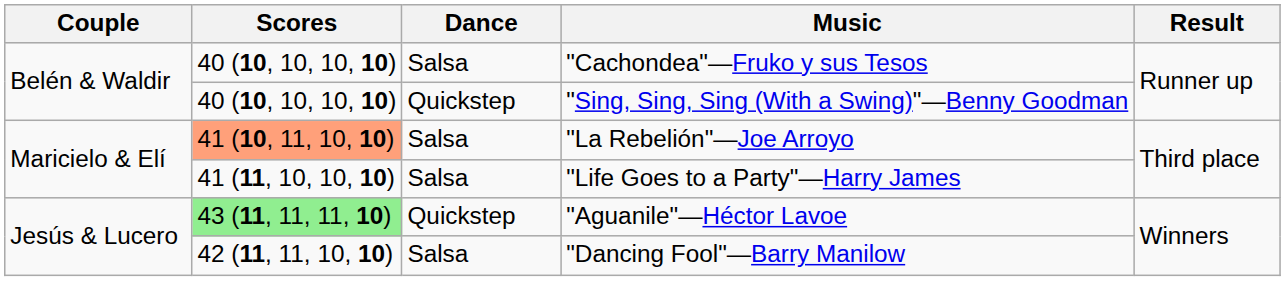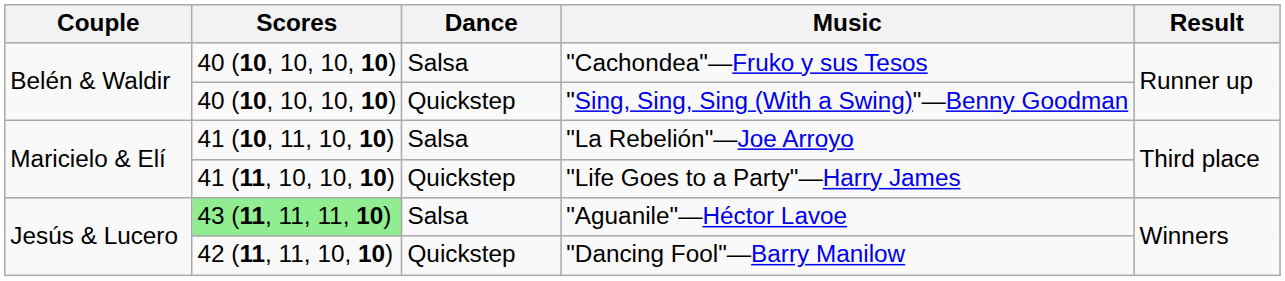(296, 139) lightsalmon background -> (296, 139) no background
(438, 178) Salsa -> (462, 178) Quickstep
(462, 216) Quickstep -> (438, 216) Salsa
(438, 255) Salsa -> (462, 255) Quickstep
